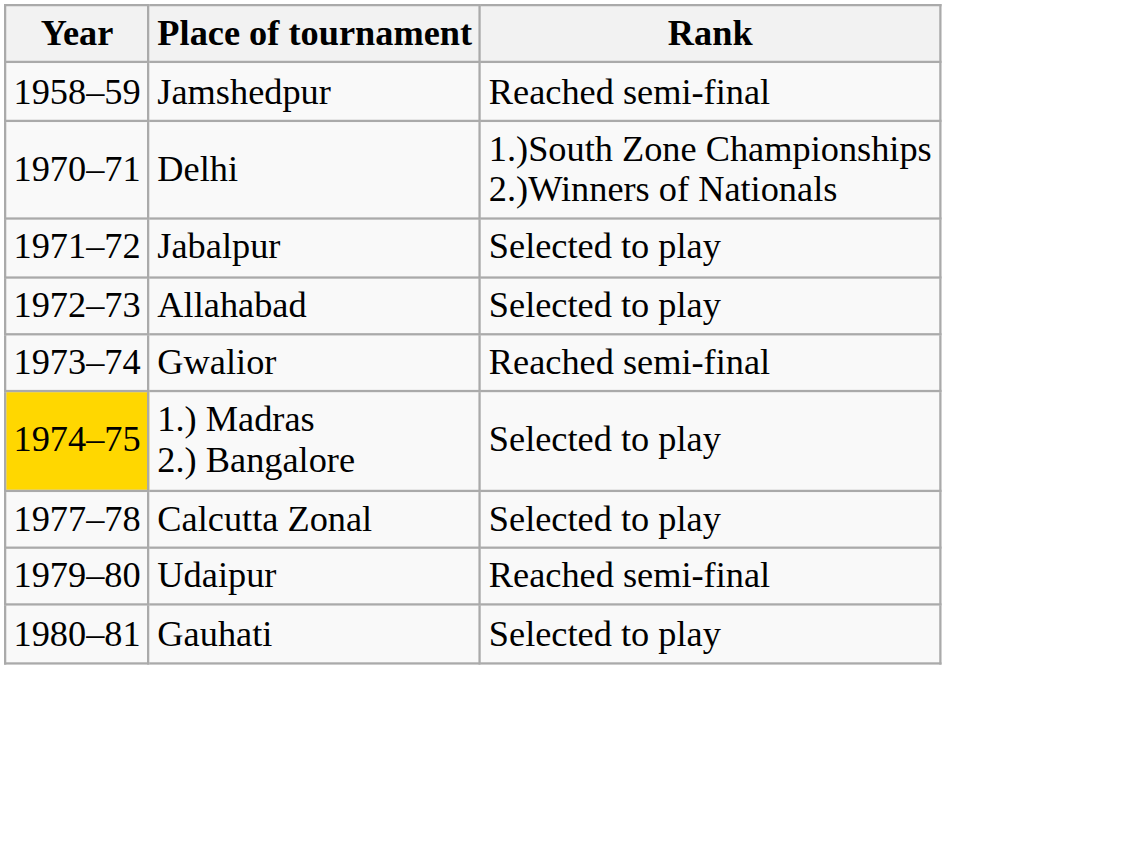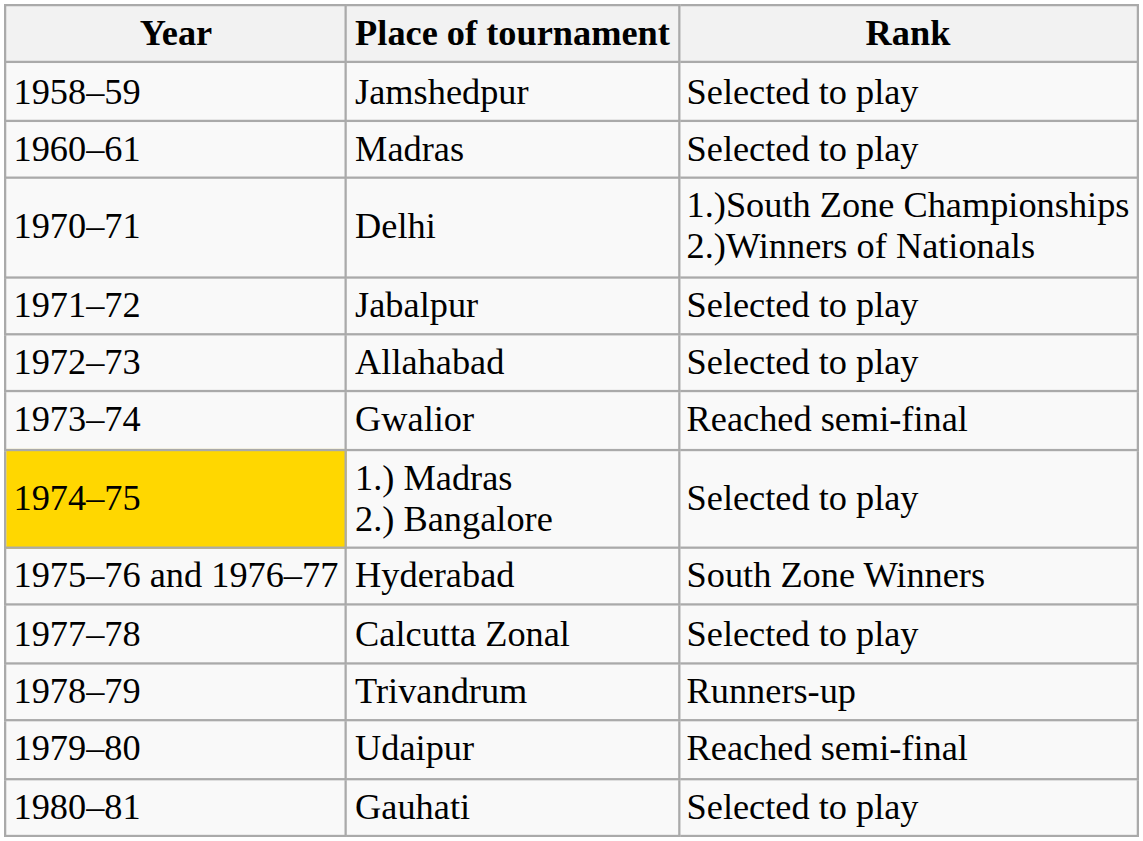(630, 90) Reached semi-final -> (803, 90) Selected to play
+ row: (410, 148)
+ row: (435, 575)
+ row: (441, 691)
